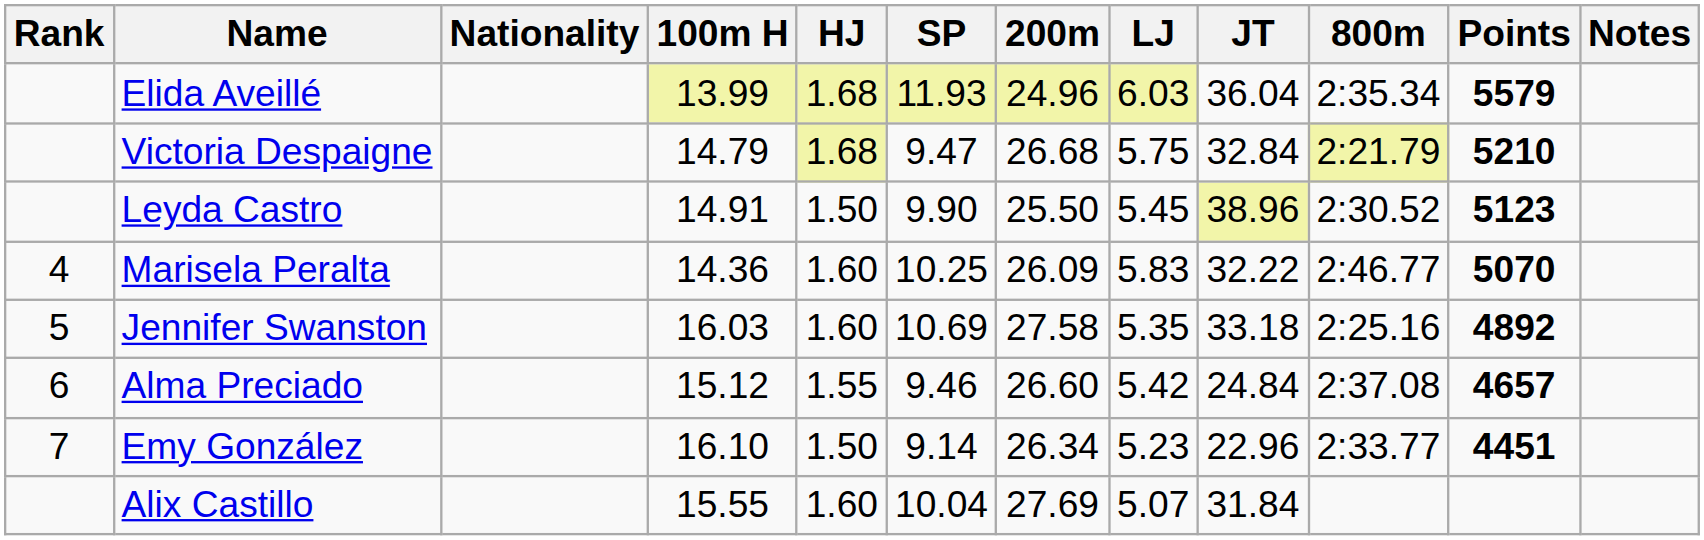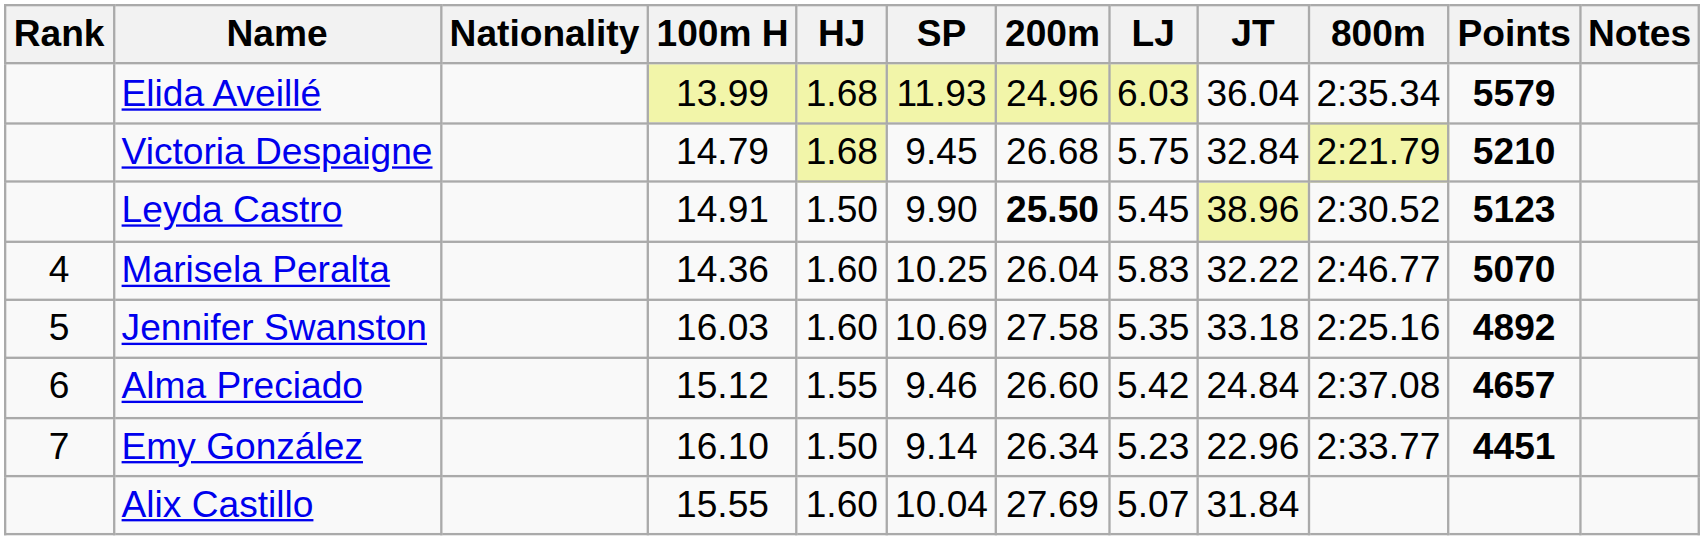(941, 151) 9.47 -> (941, 151) 9.45
(1053, 210) normal -> (1053, 210) bold
(1053, 269) 26.09 -> (1053, 269) 26.04
